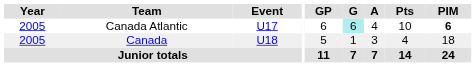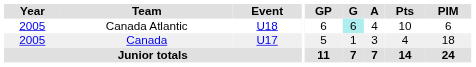(267, 26) U17 -> (267, 26) U18
(448, 26) bold -> (448, 26) normal
(267, 40) U18 -> (267, 40) U17
